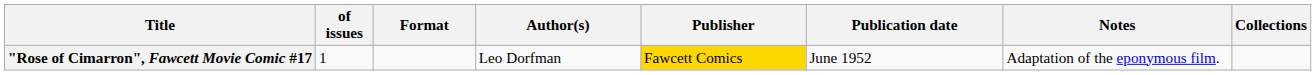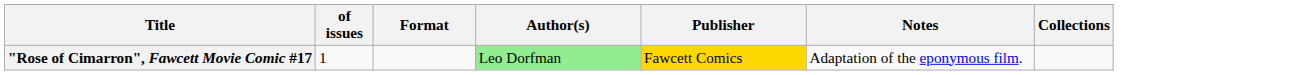- column: (904, 25)
(520, 57) no background -> (520, 57) lightgreen background
